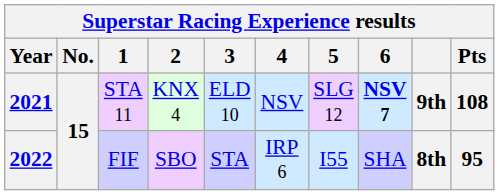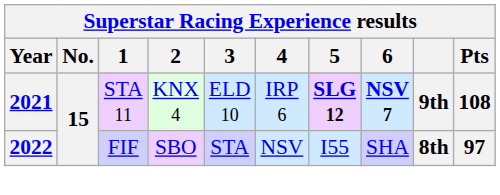(282, 101) NSV -> (282, 101) IRP 6
(333, 101) normal -> (335, 101) bold
(282, 159) IRP 6 -> (282, 147) NSV
(472, 159) 95 -> (475, 147) 97
